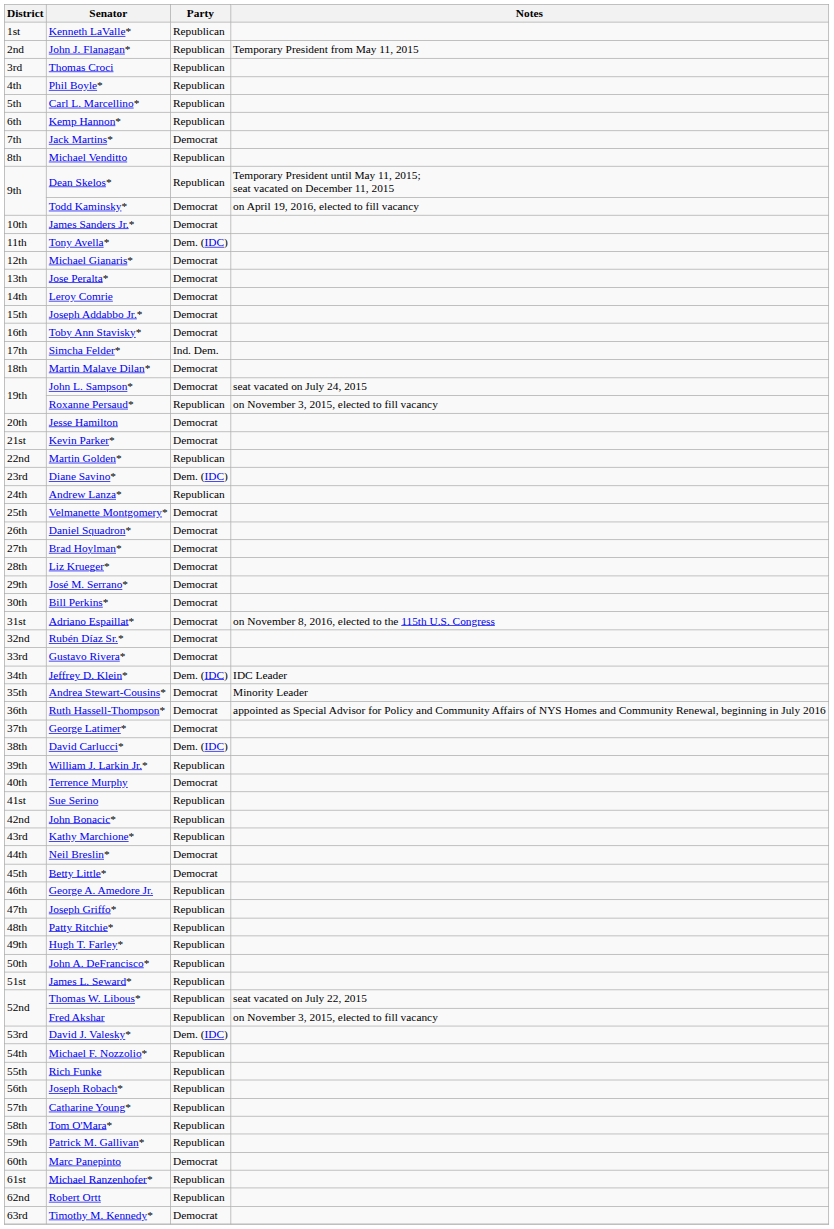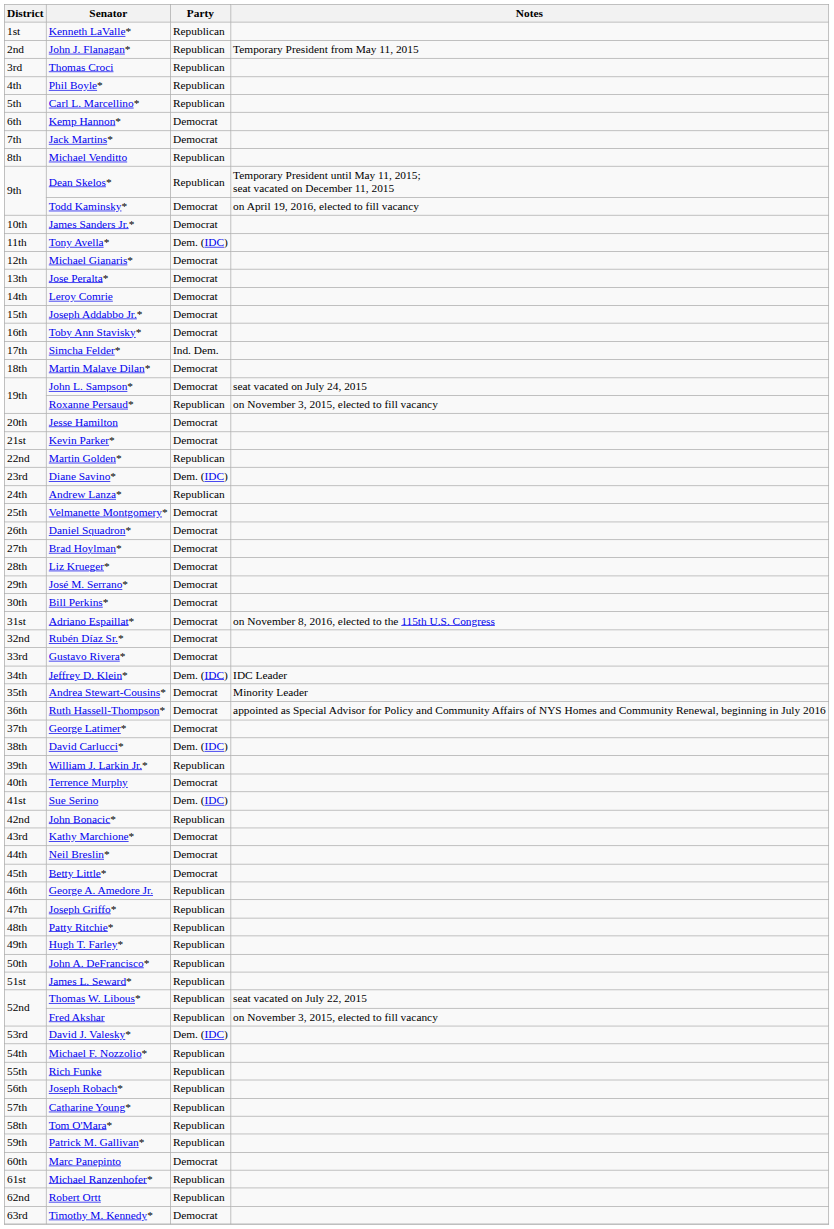(199, 121) Republican -> (195, 121) Democrat
(199, 800) Republican -> (200, 800) Dem. (IDC)
(199, 837) Republican -> (195, 837) Democrat
